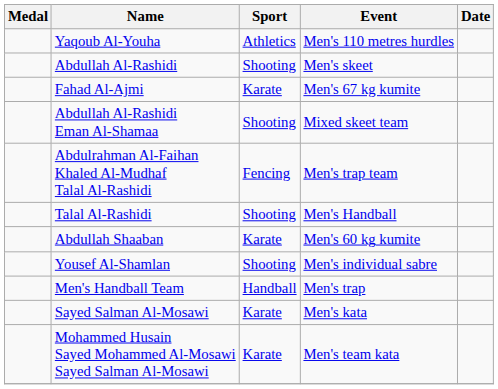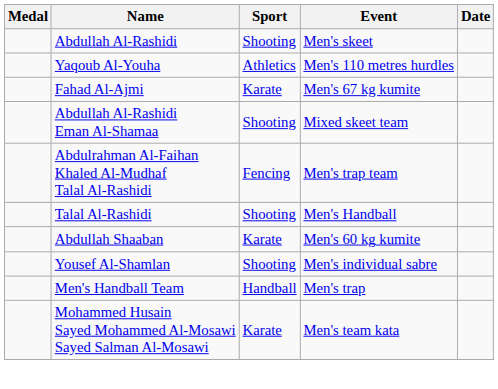rows swapped: (116, 65) <-> (108, 41)
- row: (132, 312)
